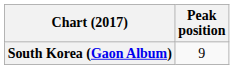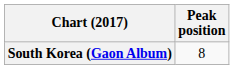(202, 53) 9 -> (202, 53) 8
